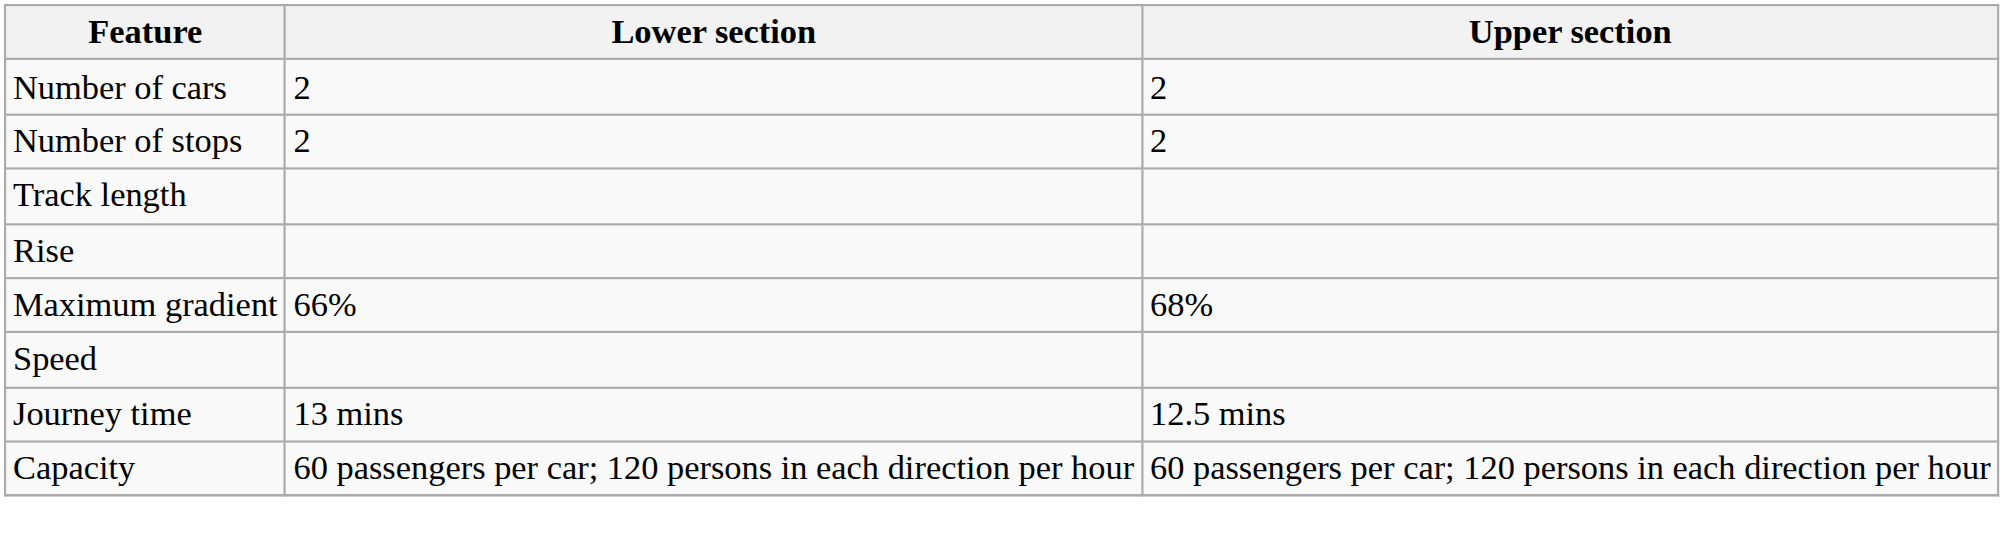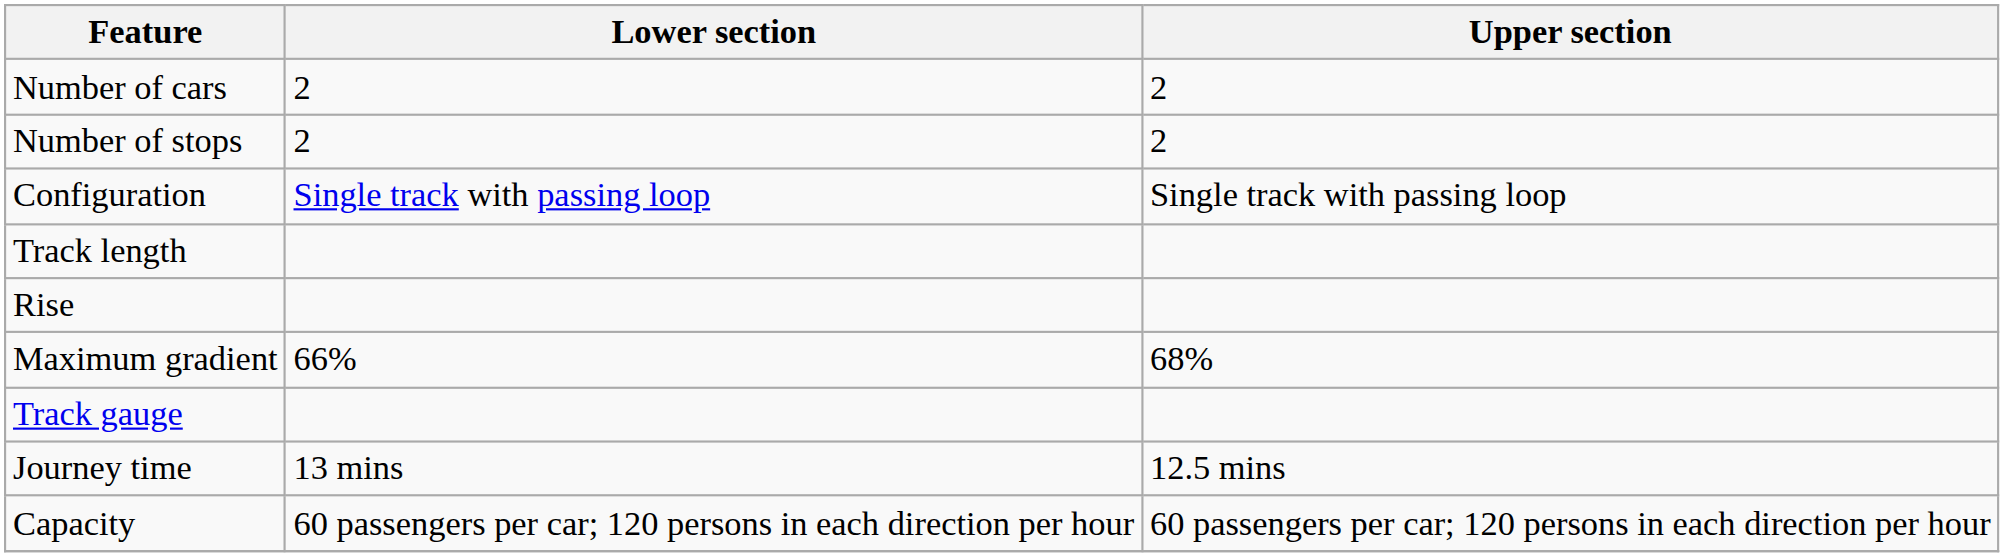+ row: (110, 195)
+ row: (98, 413)
- row: (55, 359)
